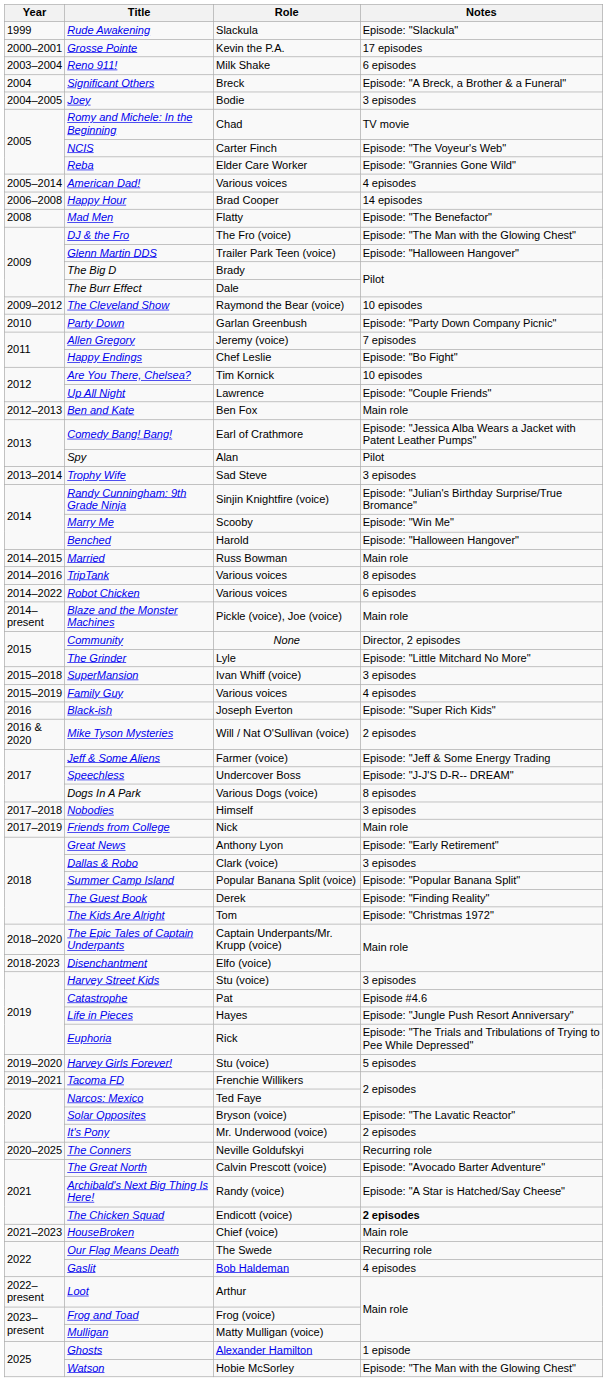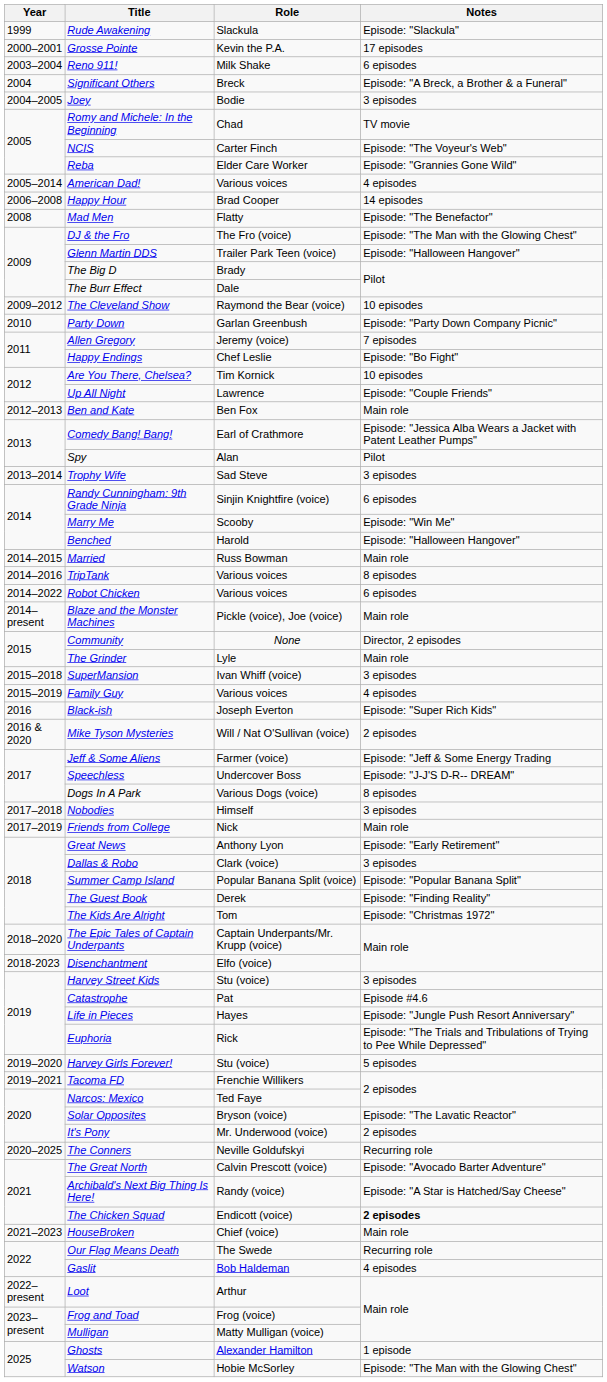(462, 499) Episode: "Julian's Birthday Surprise/True Bromance" -> (390, 499) 6 episodes
(447, 658) Episode: "Little Mitchard No More" -> (386, 658) Main role
